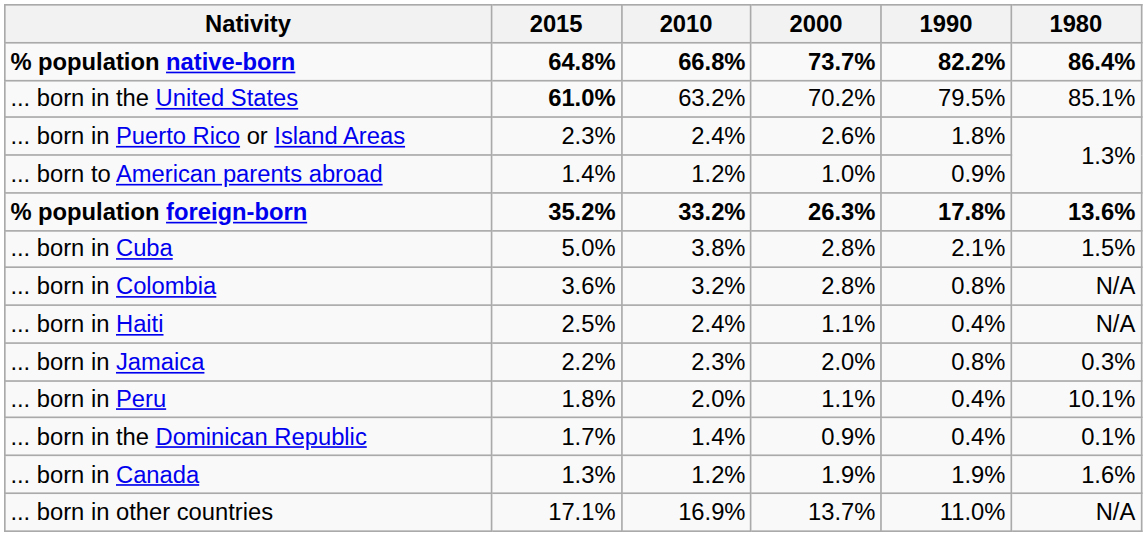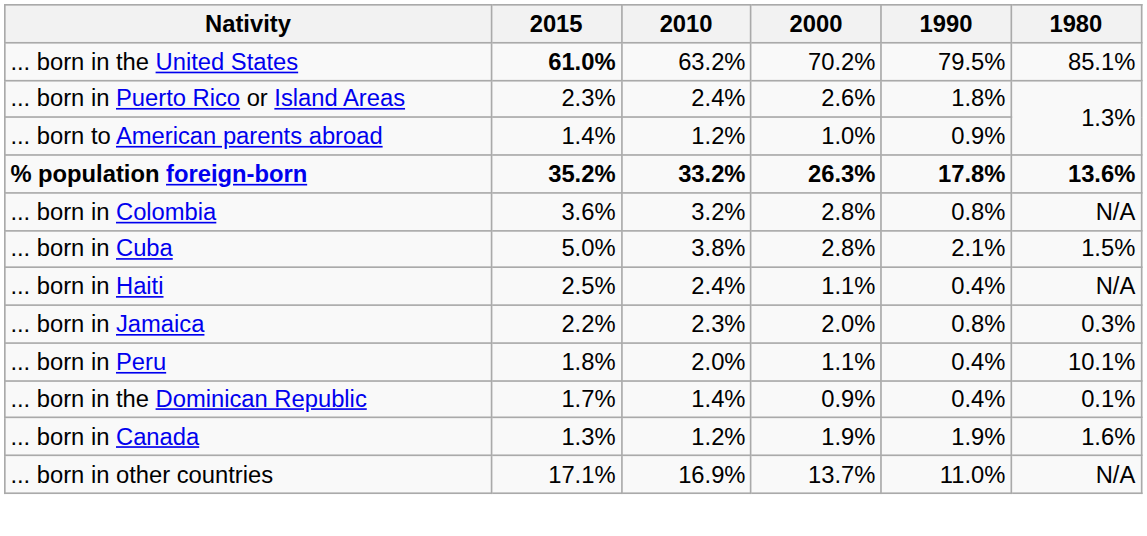- row: (153, 62)
rows swapped: (92, 249) <-> (113, 287)
